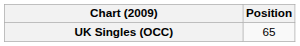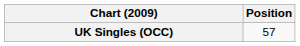(269, 32) 65 -> (269, 32) 57
